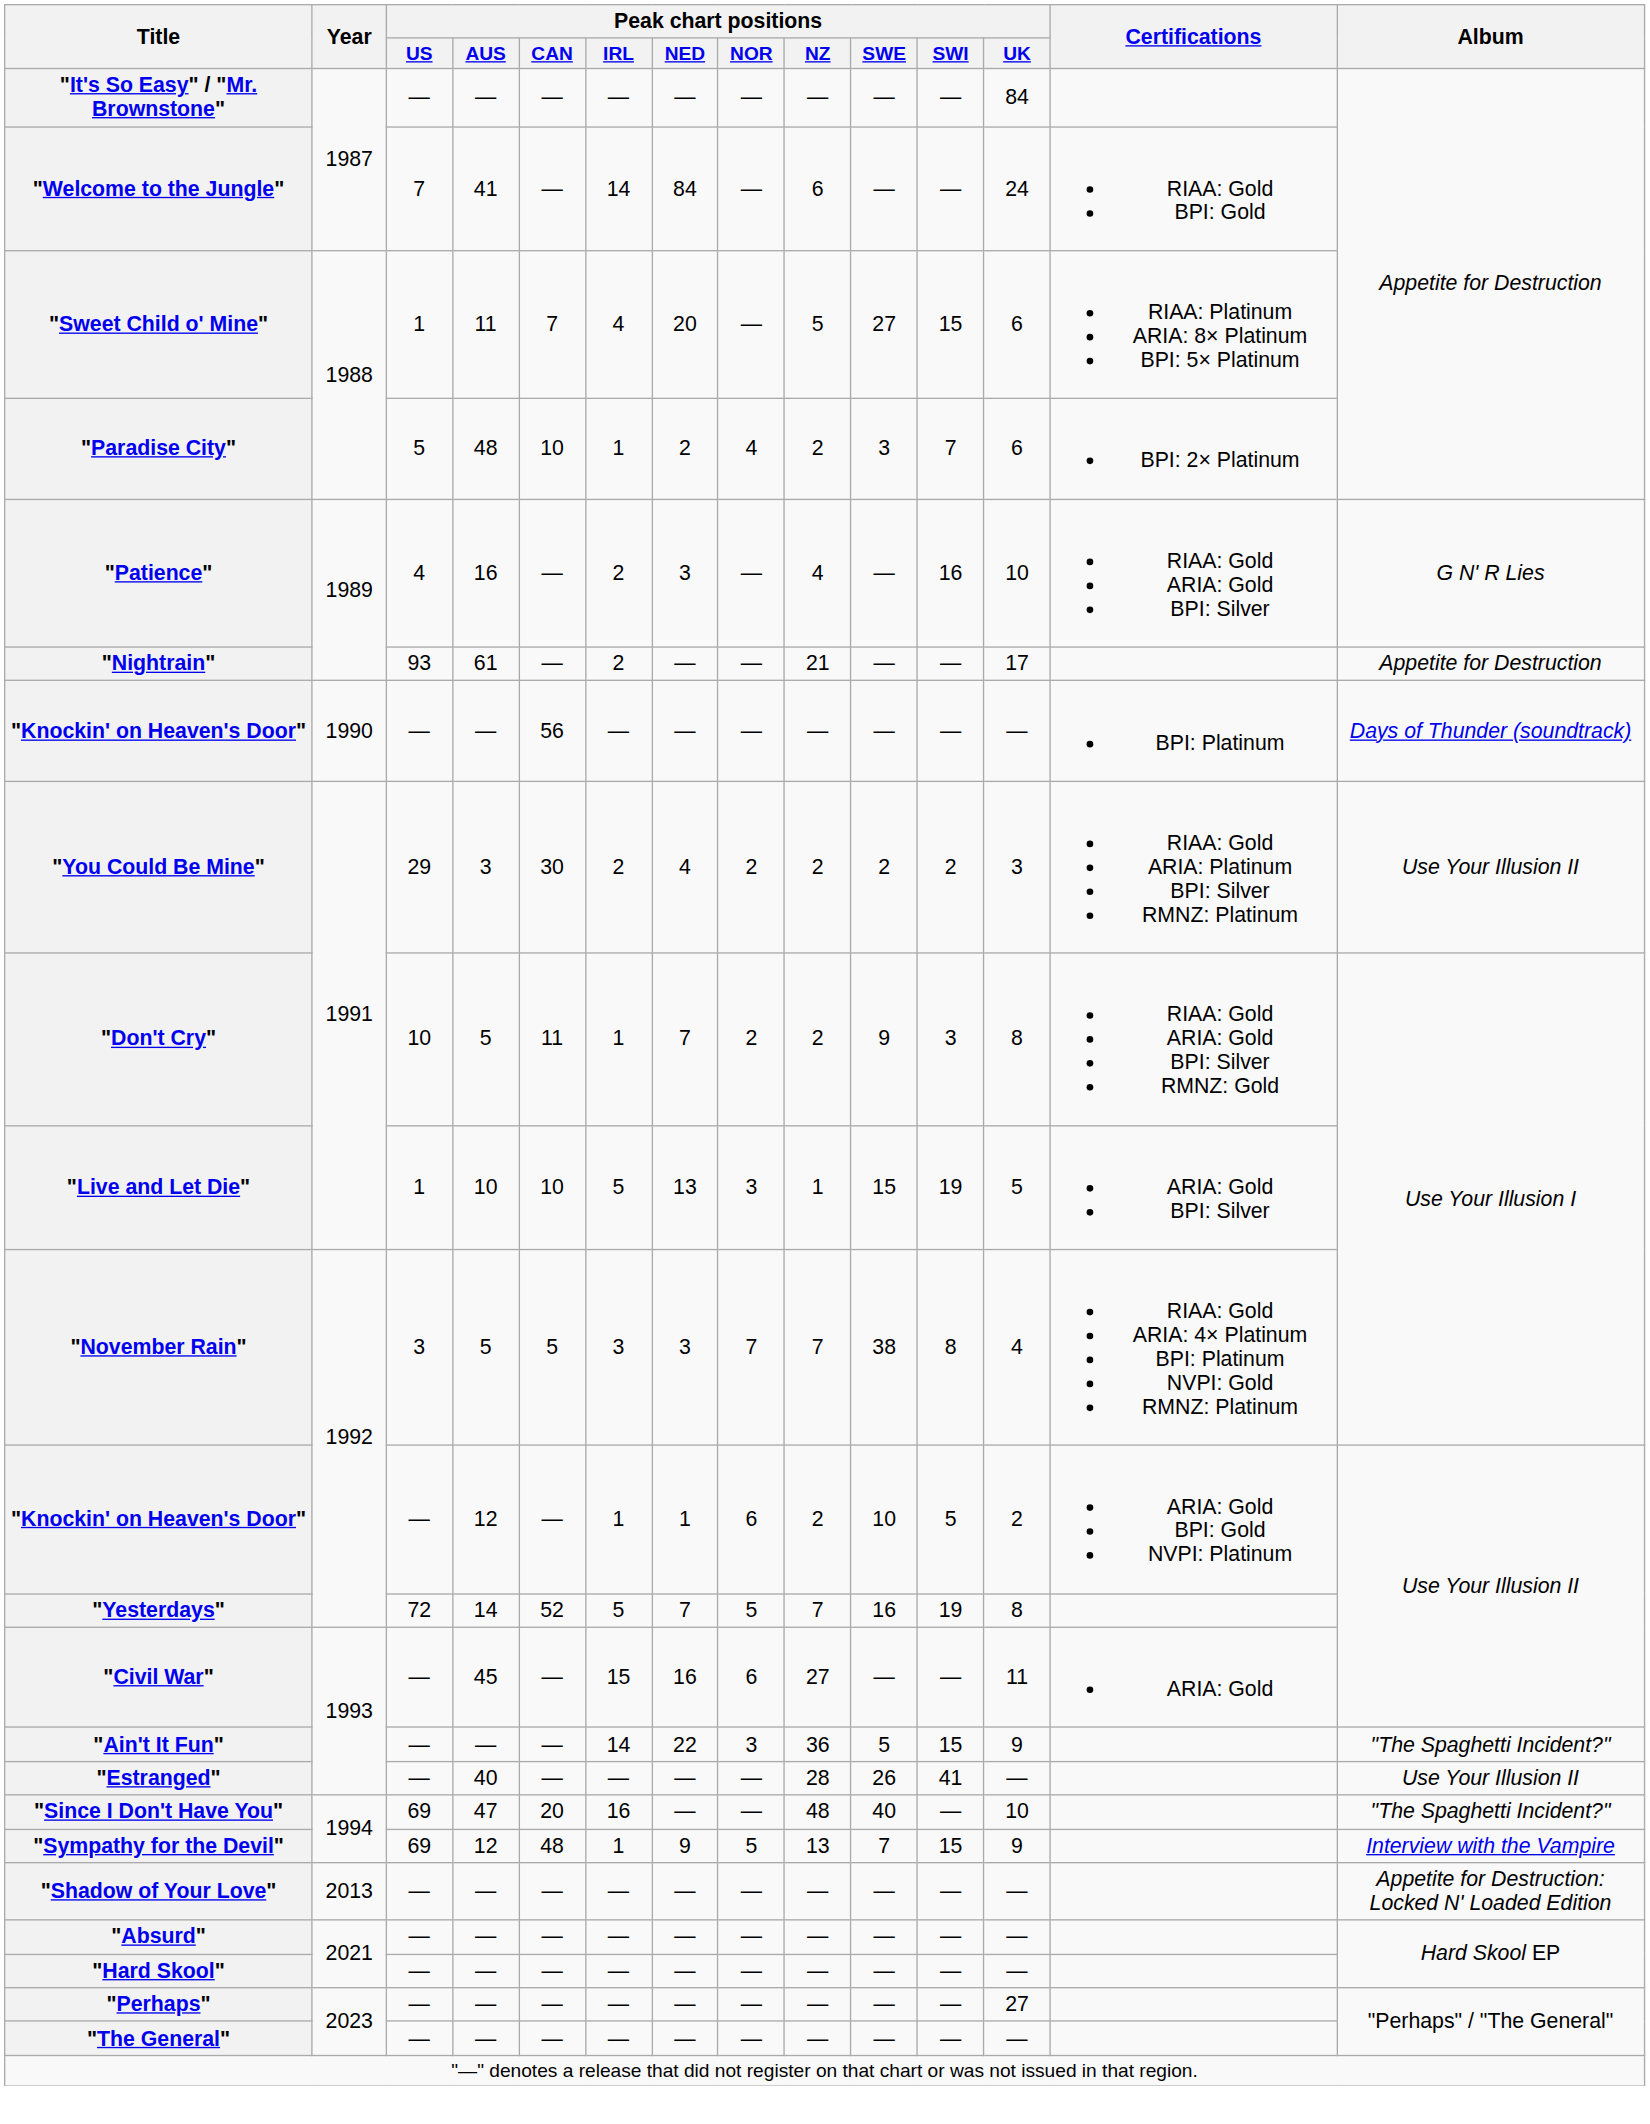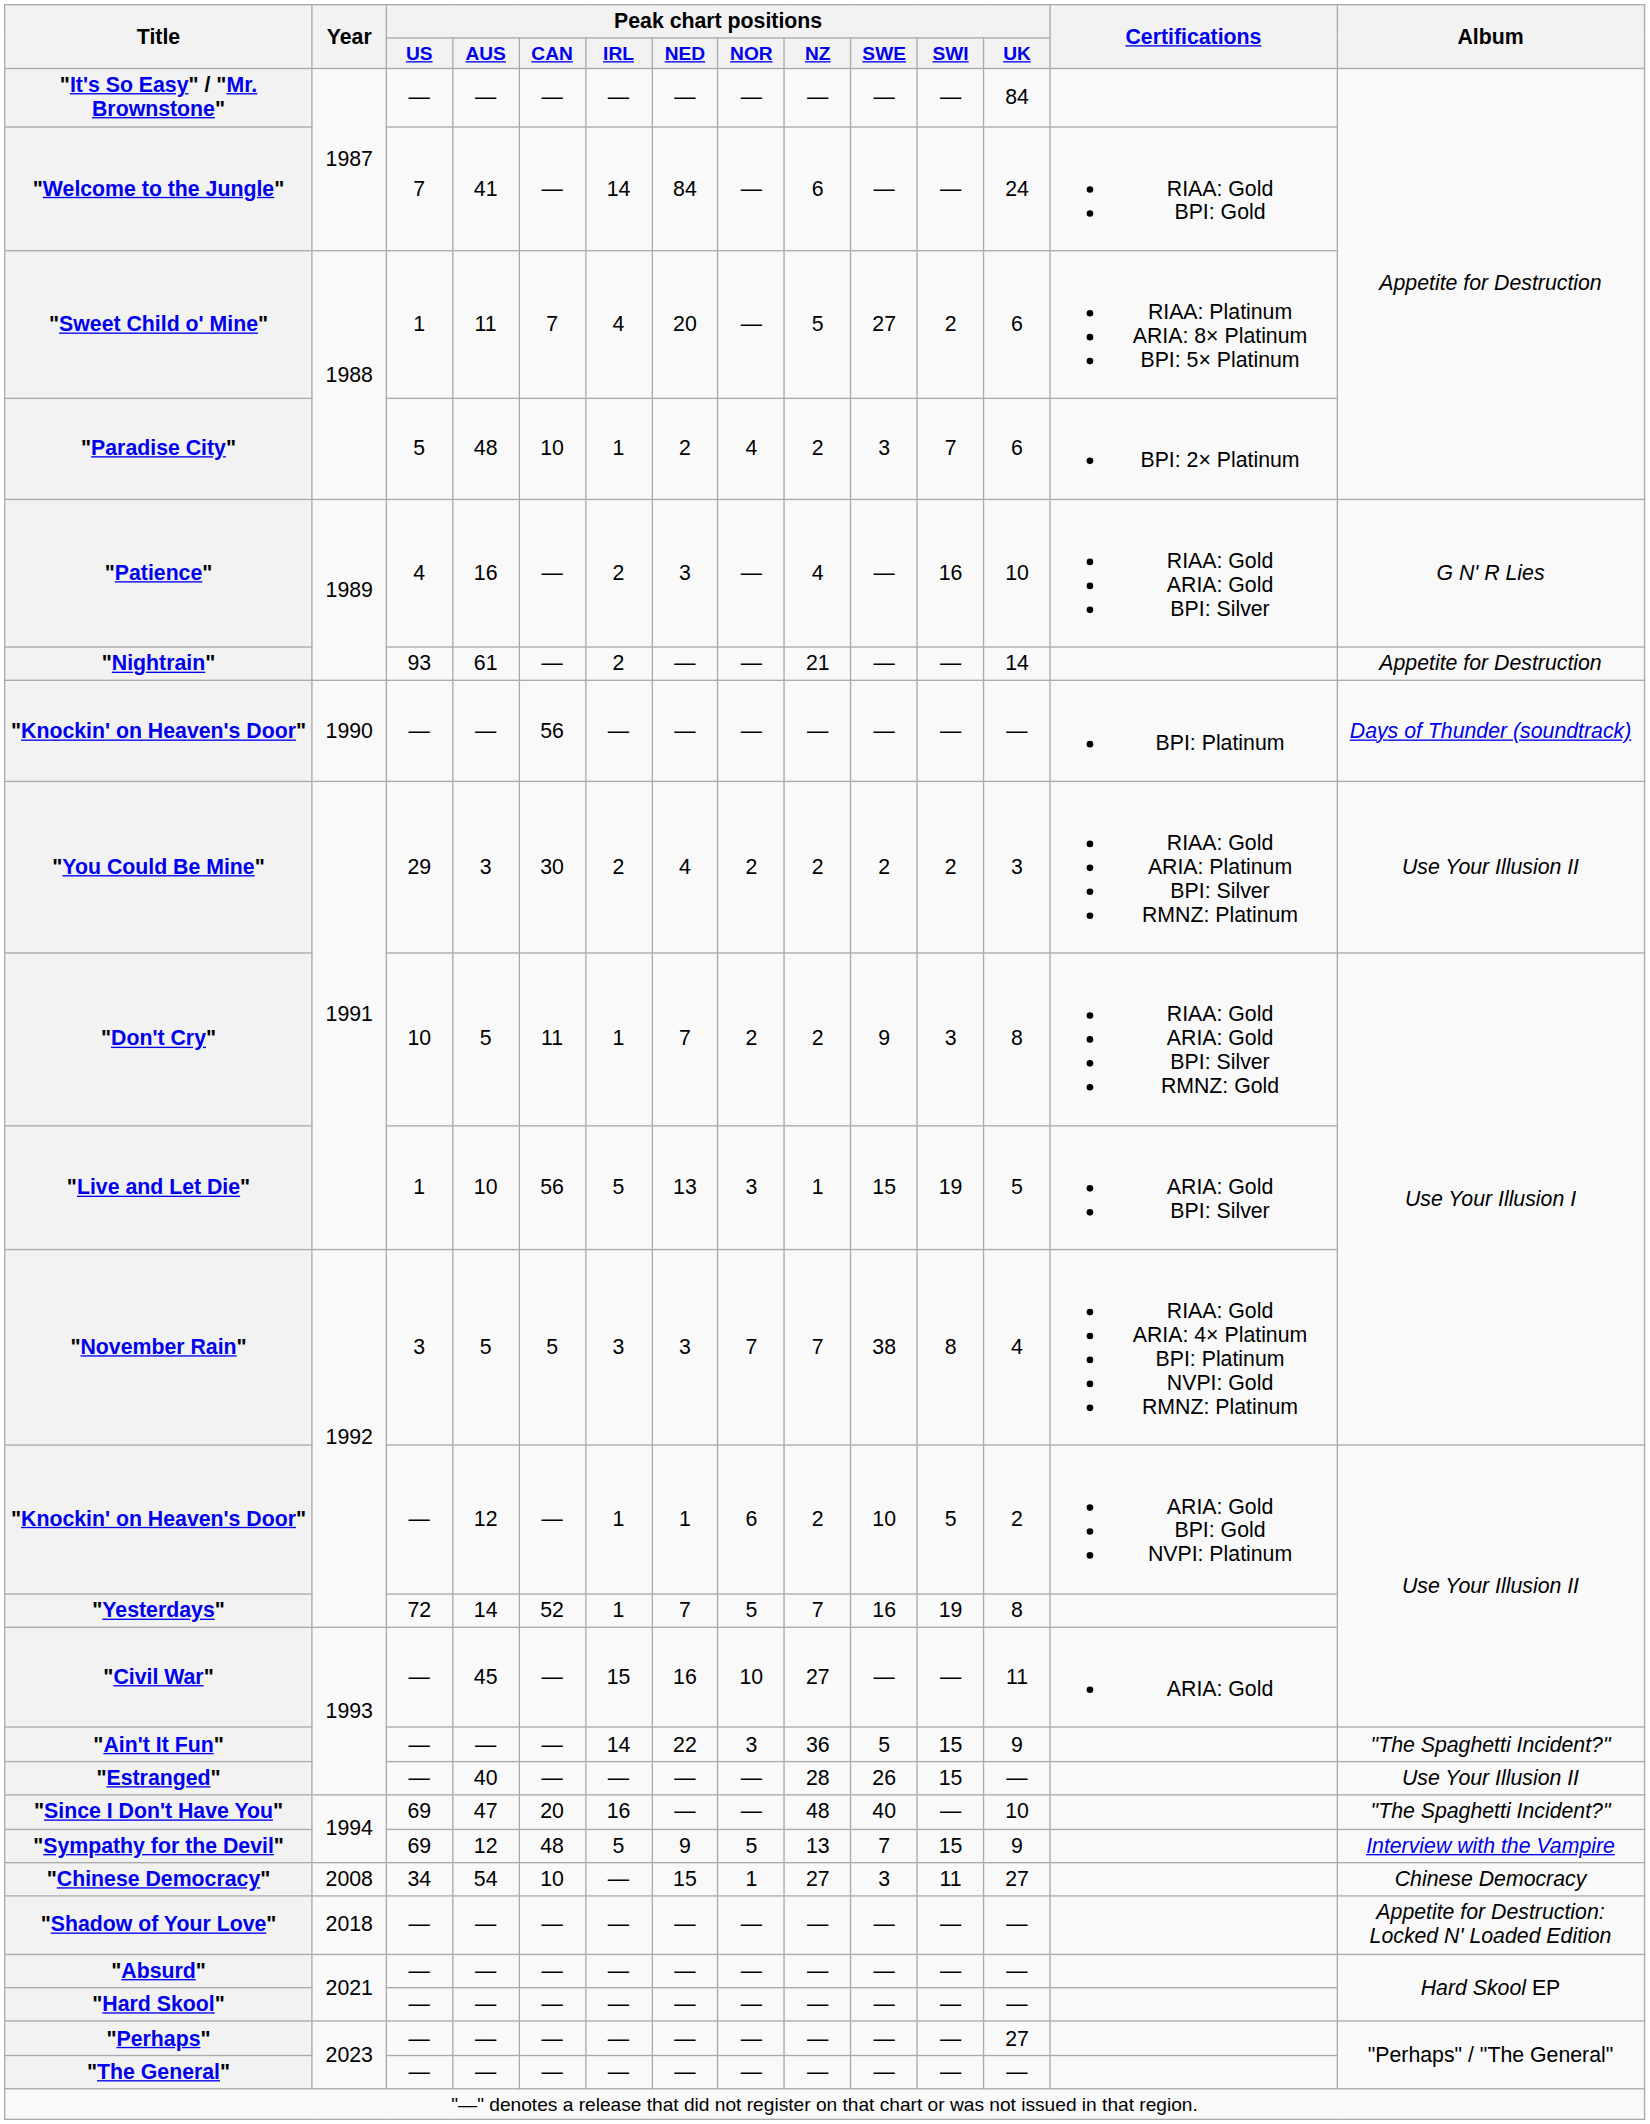(951, 324) 15 -> (951, 324) 2
(1017, 663) 17 -> (1017, 663) 14
(552, 1187) 10 -> (552, 1187) 56
(619, 1610) 5 -> (619, 1610) 1
(751, 1677) 6 -> (751, 1677) 10
(951, 1777) 41 -> (951, 1777) 15
(619, 1845) 1 -> (619, 1845) 5
+ row: (159, 1879)
(349, 1891) 2013 -> (349, 1924) 2018
